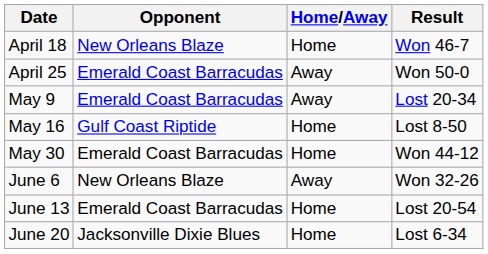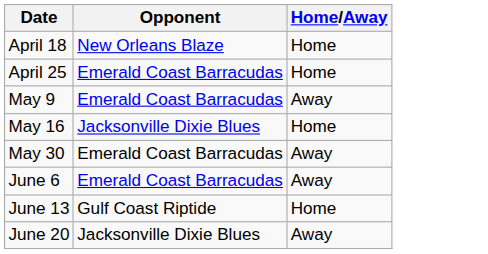- column: (437, 18)
(312, 72) Away -> (314, 72) Home
(147, 126) Gulf Coast Riptide -> (169, 126) Jacksonville Dixie Blues
(314, 153) Home -> (312, 153) Away
(151, 180) New Orleans Blaze -> (180, 180) Emerald Coast Barracudas
(180, 208) Emerald Coast Barracudas -> (147, 208) Gulf Coast Riptide
(314, 235) Home -> (312, 235) Away
